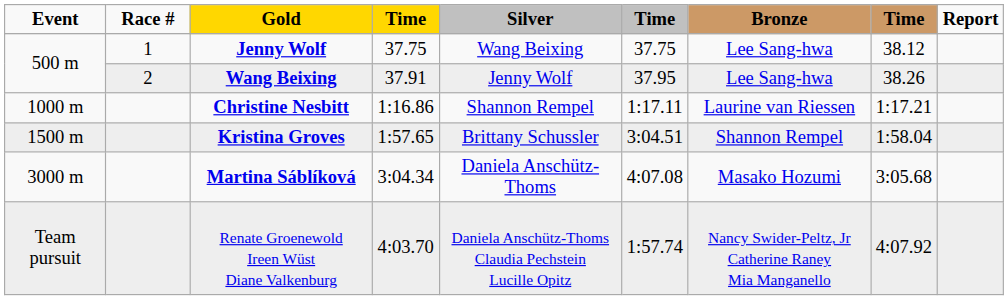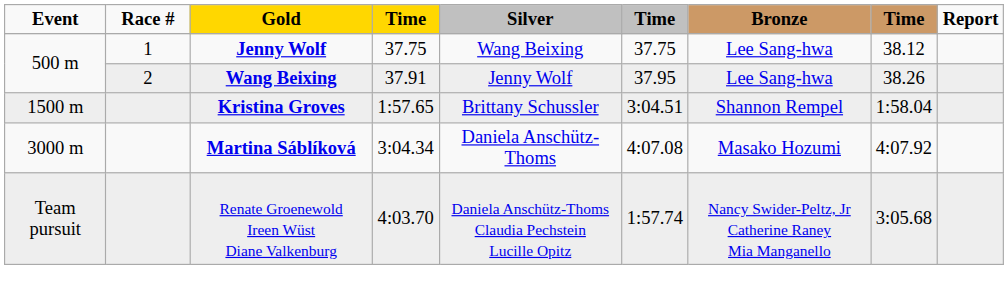- row: (281, 107)
(904, 176) 3:05.68 -> (904, 147) 4:07.92
(904, 248) 4:07.92 -> (904, 218) 3:05.68
